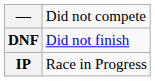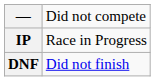rows swapped: (23, 40) <-> (23, 64)
